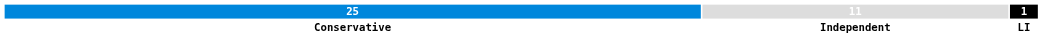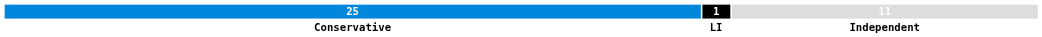columns swapped: (855, 12) <-> (1024, 12)
